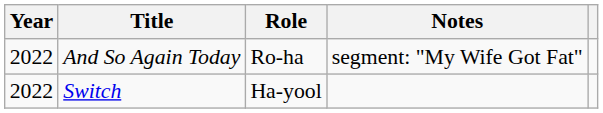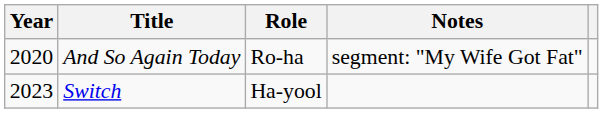(31, 56) 2022 -> (31, 56) 2020
(31, 90) 2022 -> (31, 90) 2023
